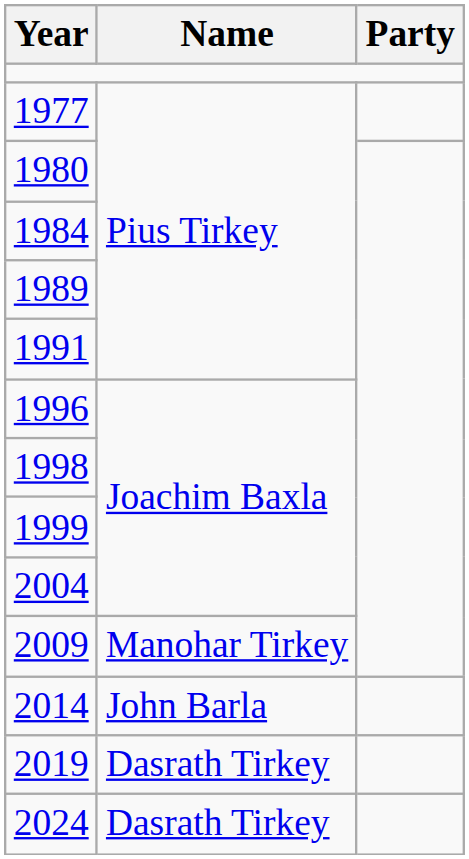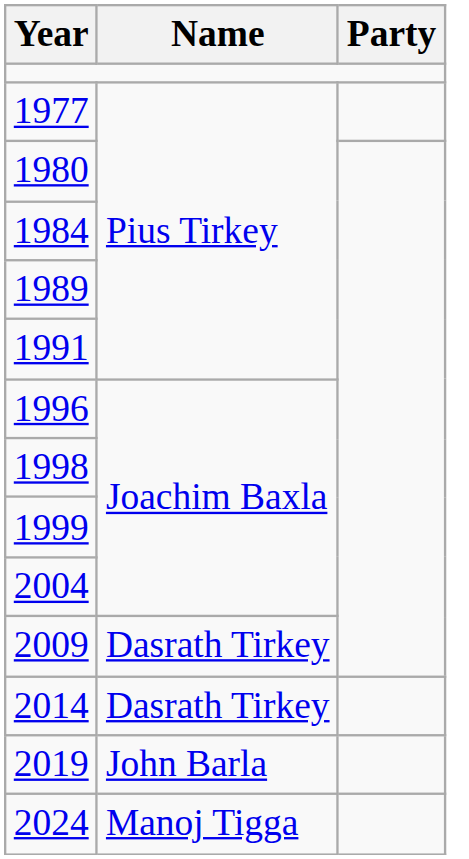(227, 645) Manohar Tirkey -> (218, 645) Dasrath Tirkey
(187, 704) John Barla -> (218, 704) Dasrath Tirkey
(218, 763) Dasrath Tirkey -> (187, 763) John Barla
(218, 823) Dasrath Tirkey -> (202, 823) Manoj Tigga
